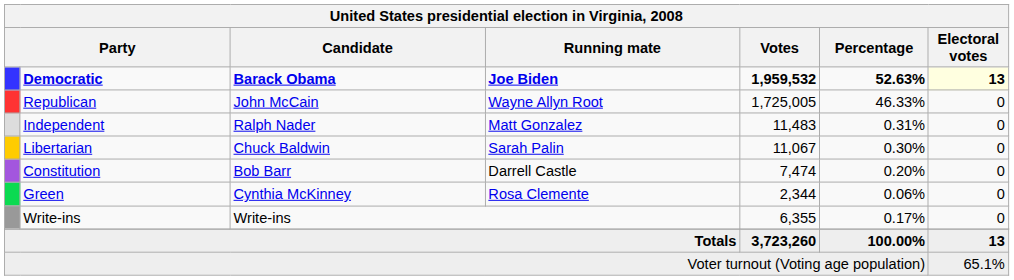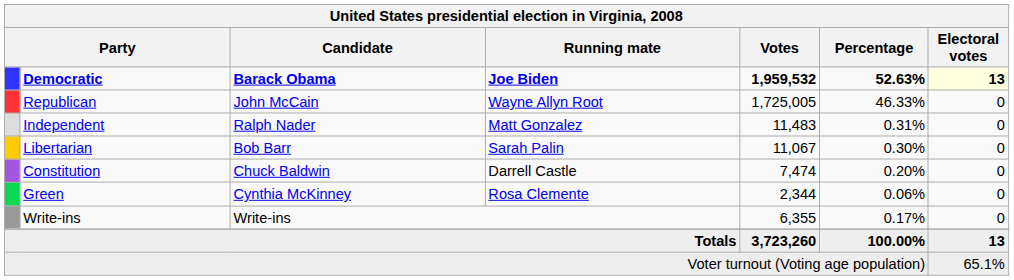(282, 148) Chuck Baldwin -> (262, 148) Bob Barr
(262, 171) Bob Barr -> (282, 171) Chuck Baldwin
